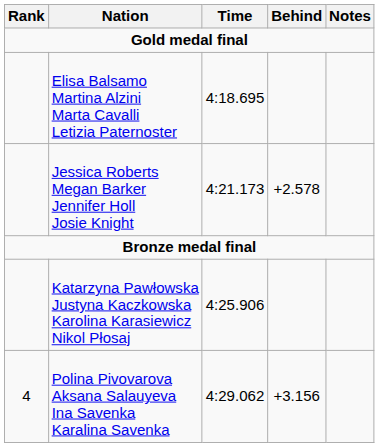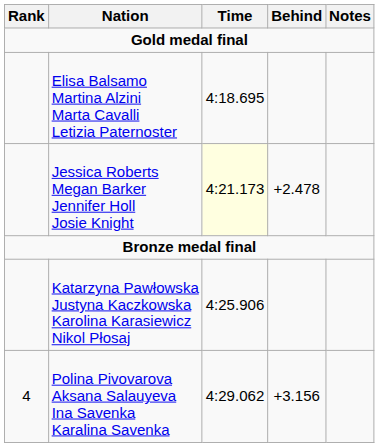(235, 189) no background -> (235, 189) lightyellow background
(297, 189) +2.578 -> (297, 189) +2.478
